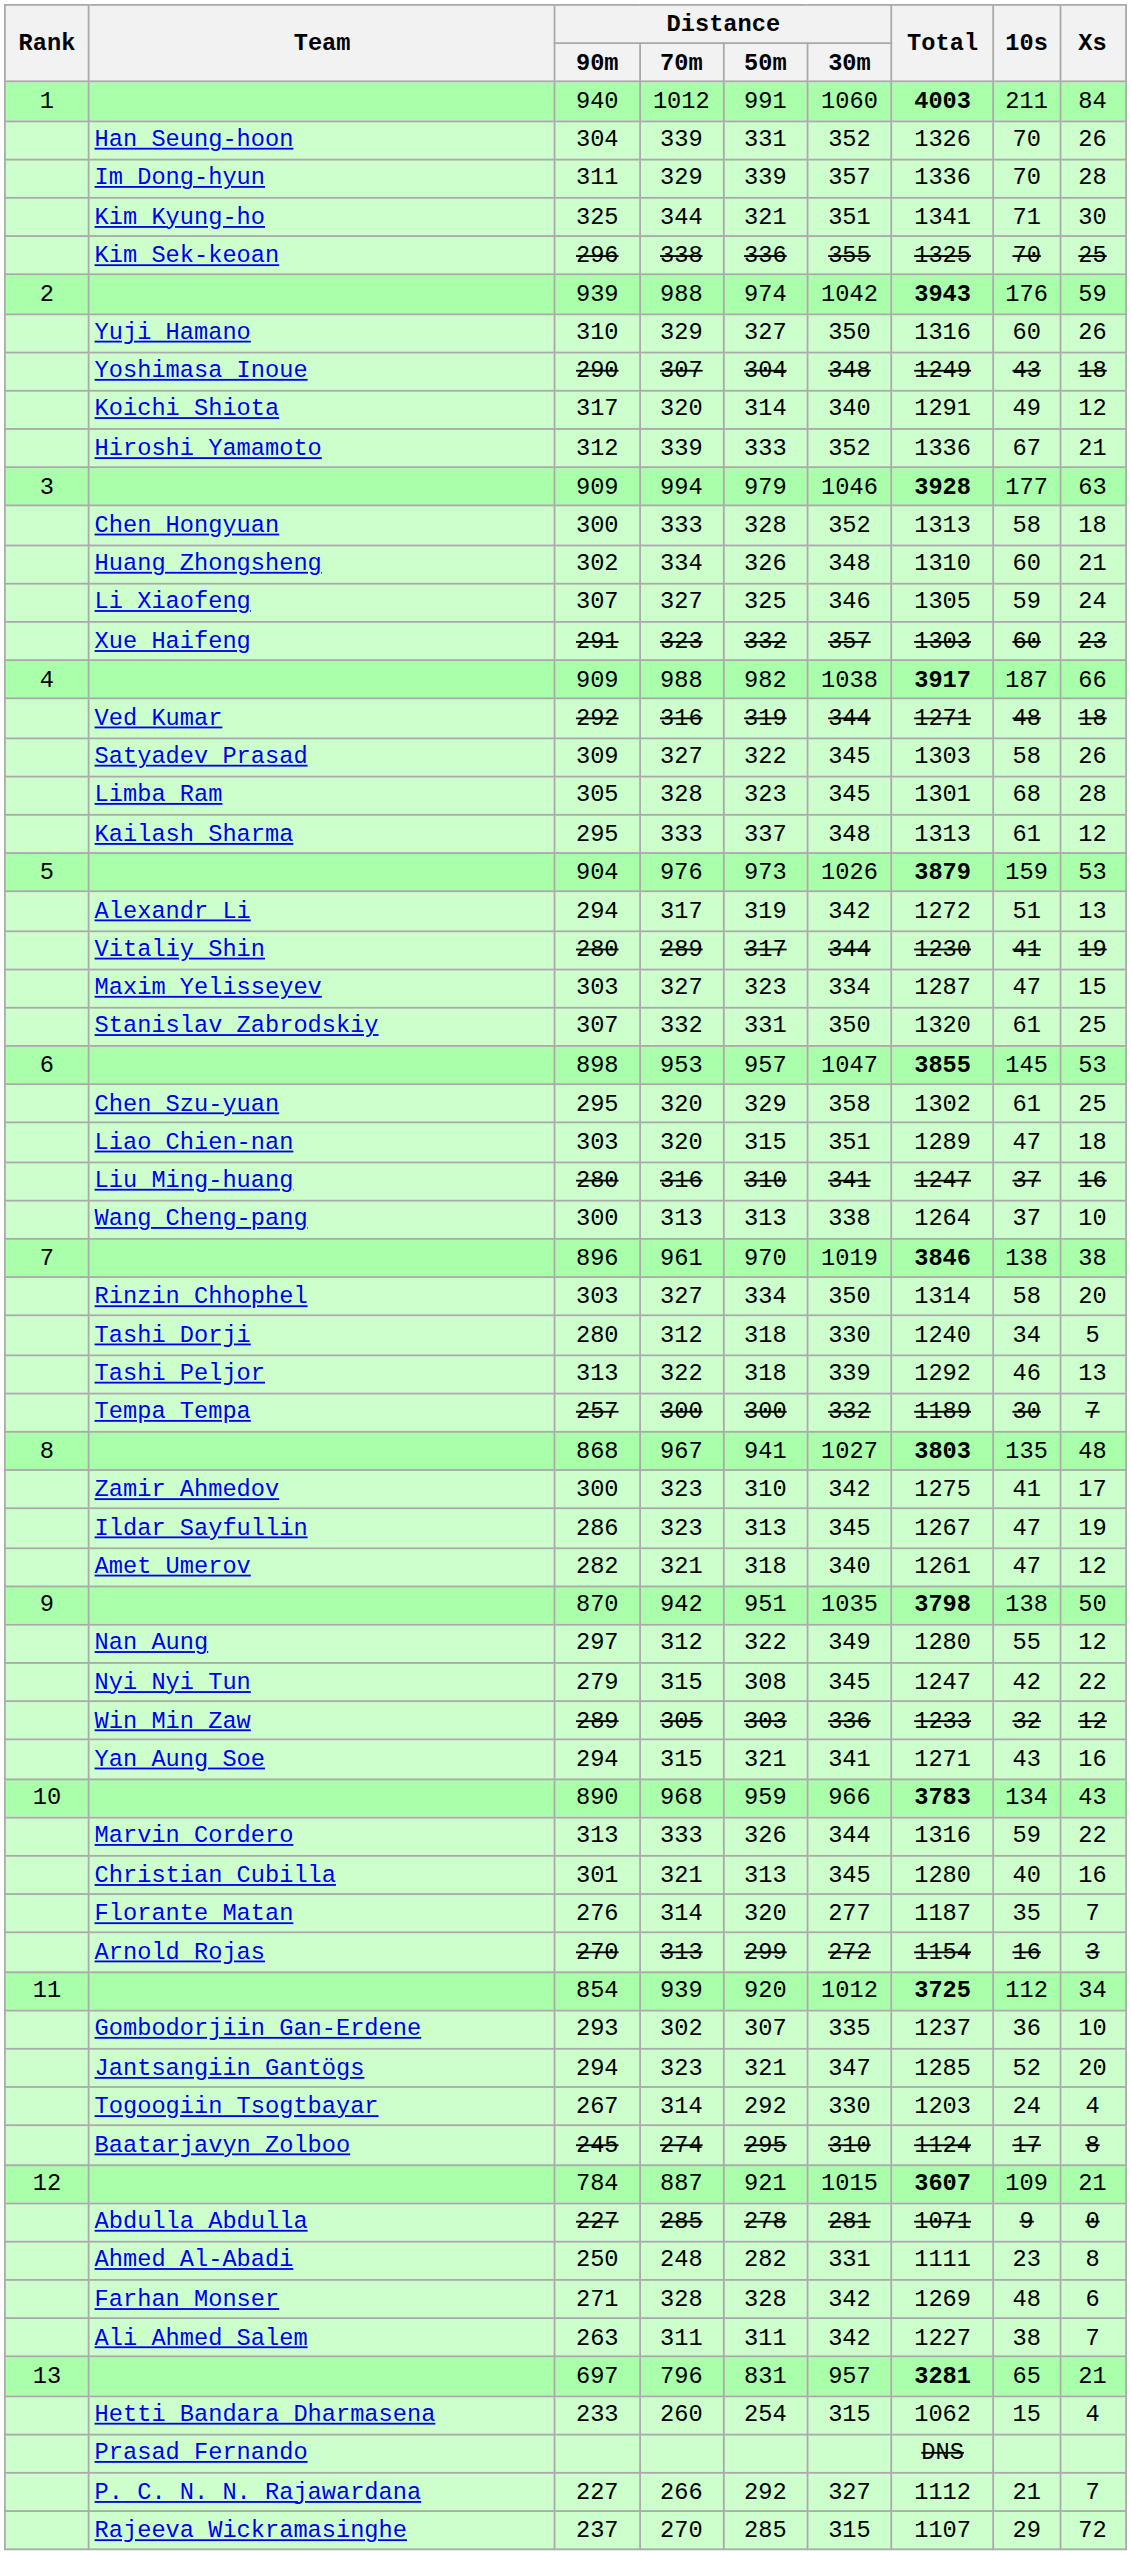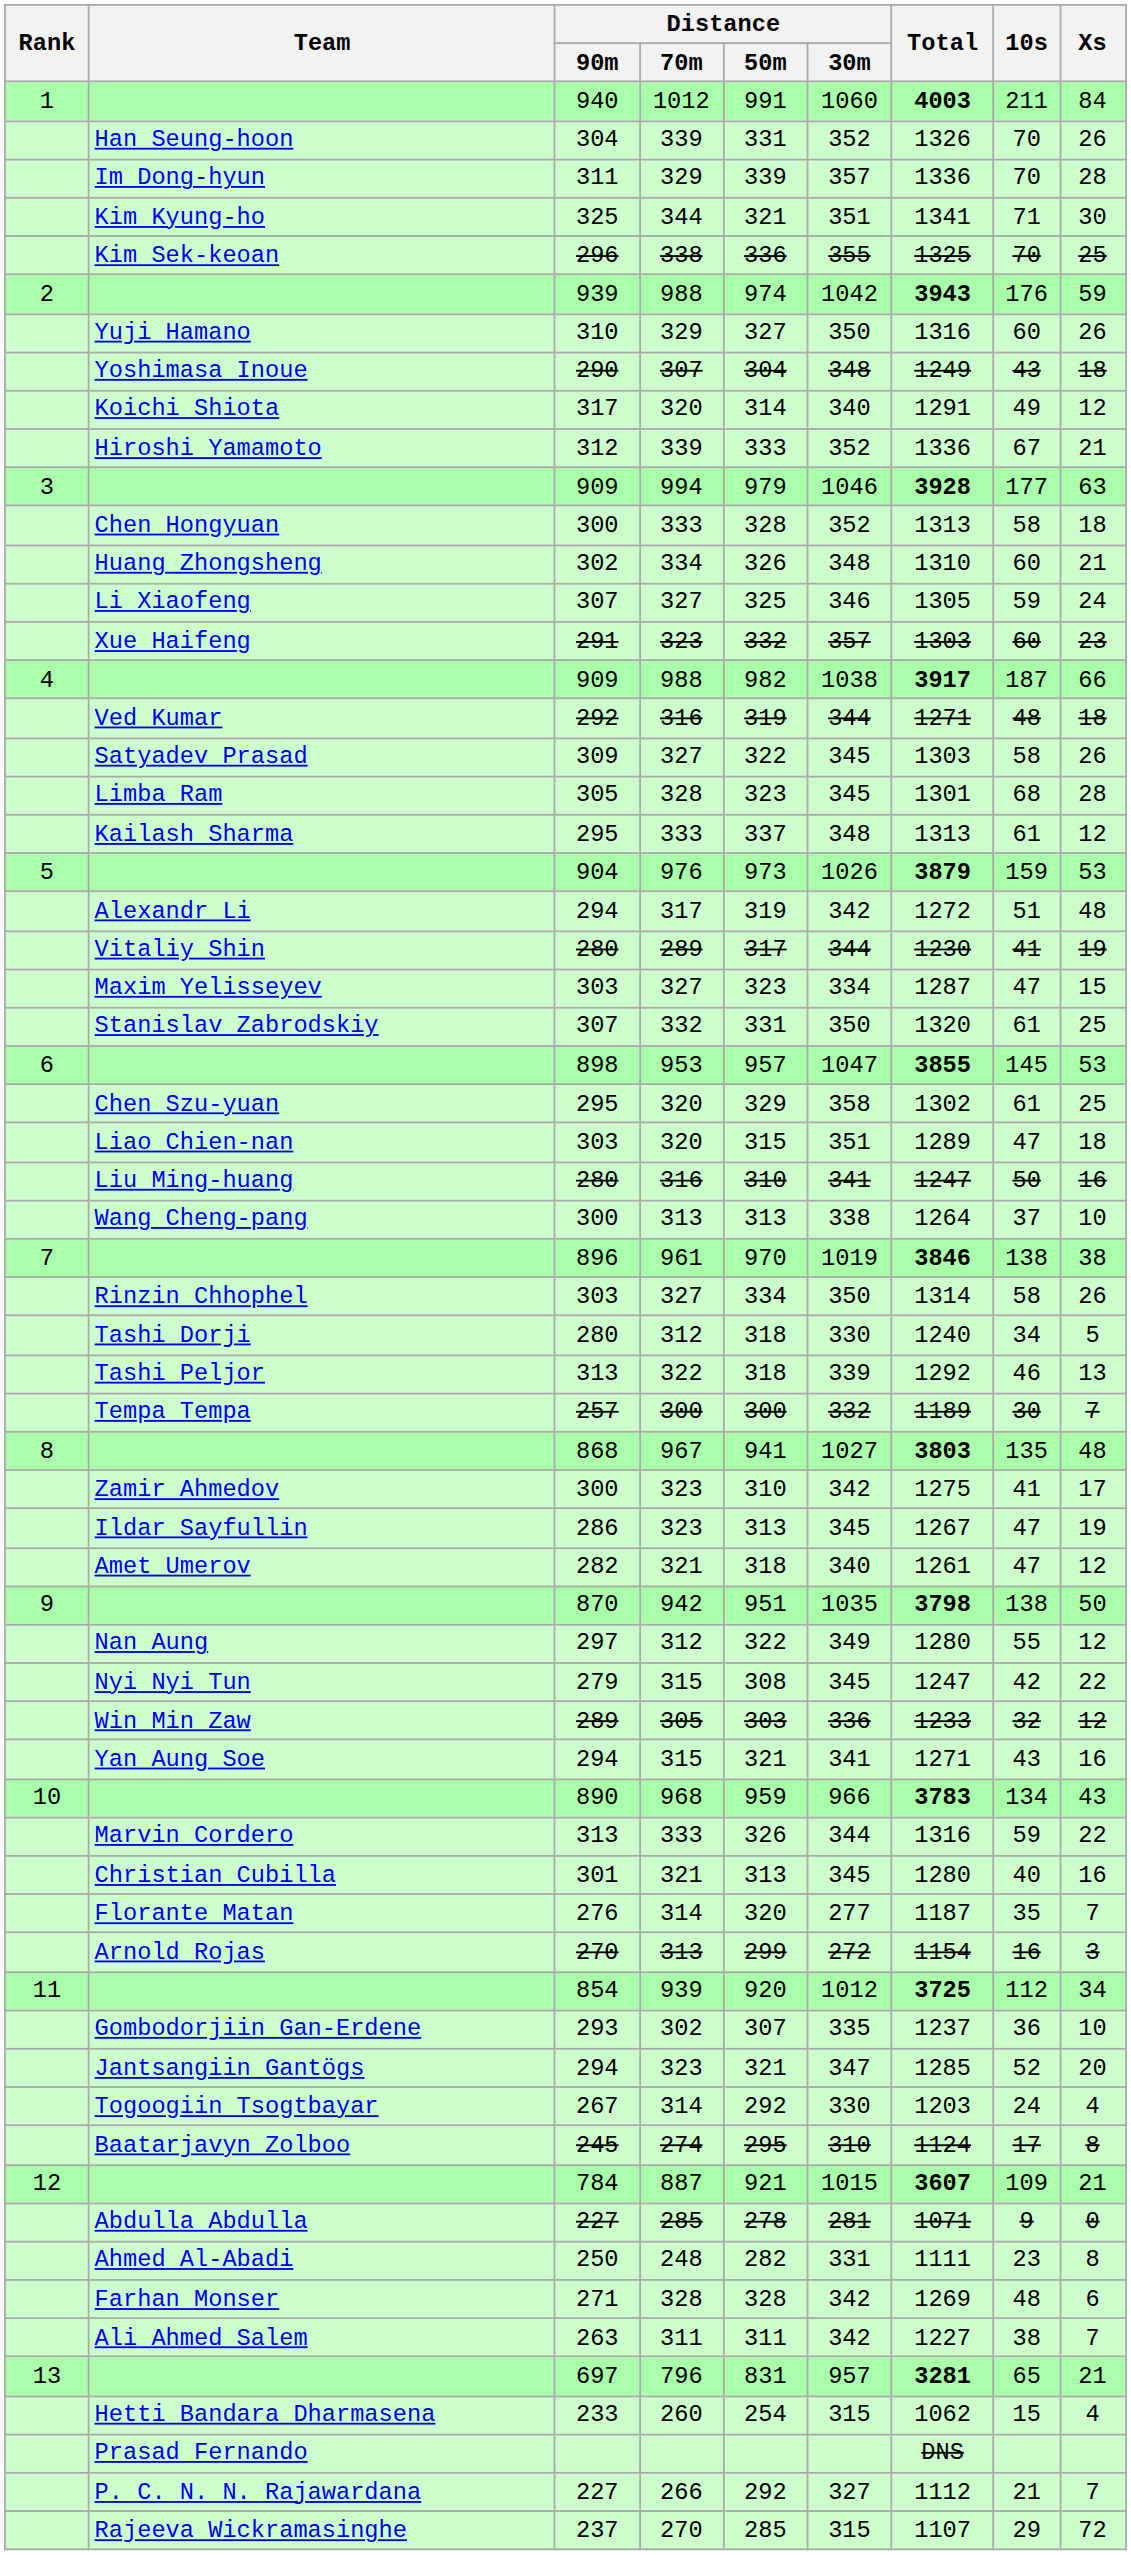(1093, 911) 13 -> (1093, 911) 48
(1027, 1181) 37 -> (1027, 1181) 50
(1093, 1297) 20 -> (1093, 1297) 26
